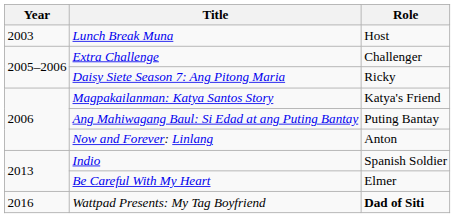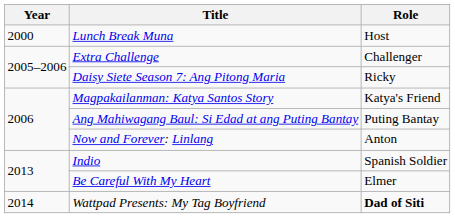(21, 35) 2003 -> (21, 35) 2000
(21, 202) 2016 -> (21, 202) 2014
